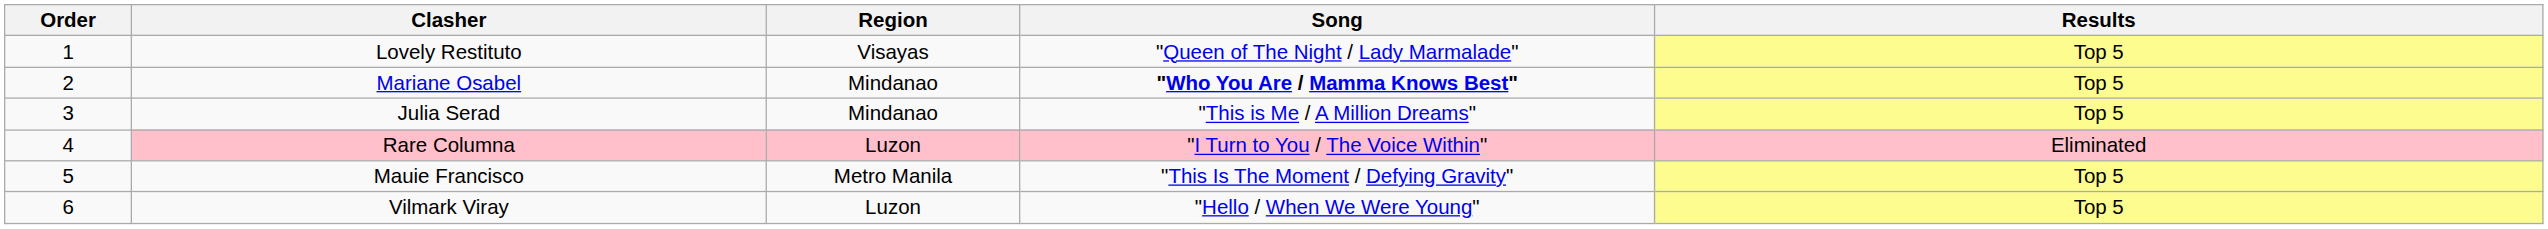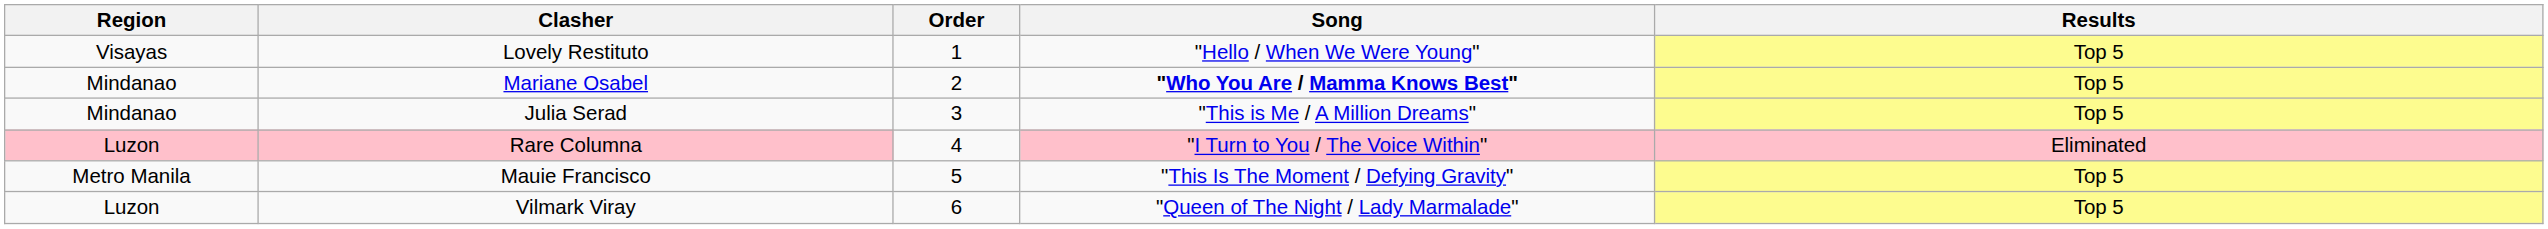columns swapped: (68, 20) <-> (893, 20)
(1337, 51) "Queen of The Night / Lady Marmalade" -> (1337, 51) "Hello / When We Were Young"
(1337, 207) "Hello / When We Were Young" -> (1337, 207) "Queen of The Night / Lady Marmalade"
